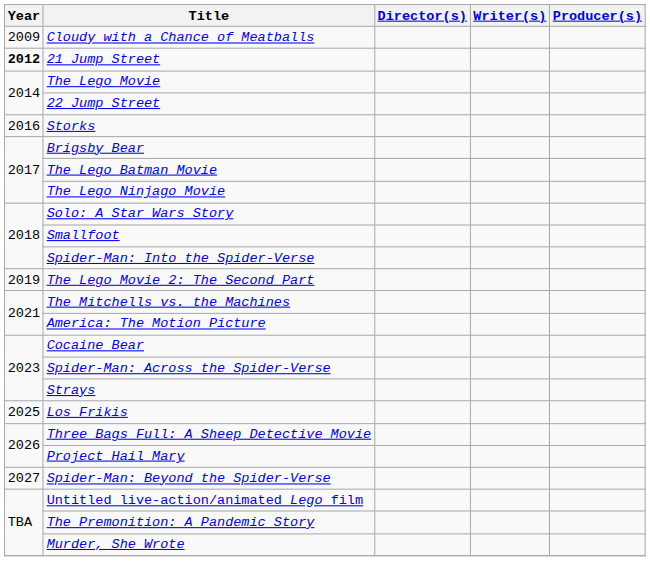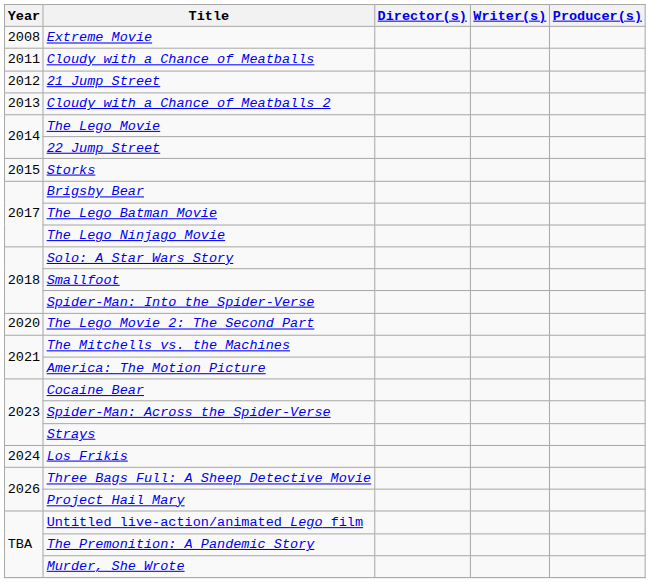+ row: (99, 38)
(24, 38) 2009 -> (24, 60) 2011
(24, 60) bold -> (24, 82) normal
+ row: (189, 104)
(24, 126) 2016 -> (24, 170) 2015
(24, 280) 2019 -> (24, 324) 2020
(24, 412) 2025 -> (24, 456) 2024
- row: (189, 478)
